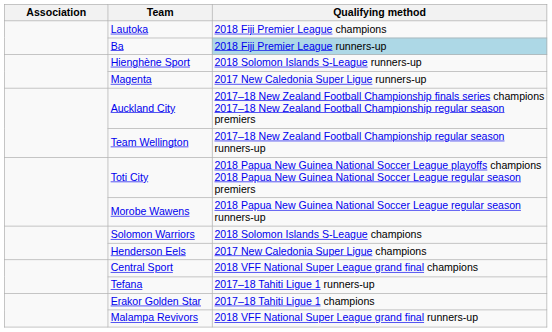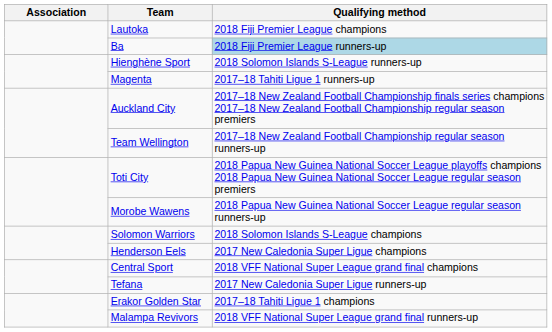(320, 79) 2017 New Caledonia Super Ligue runners-up -> (295, 79) 2017–18 Tahiti Ligue 1 runners-up
(295, 285) 2017–18 Tahiti Ligue 1 runners-up -> (320, 285) 2017 New Caledonia Super Ligue runners-up
